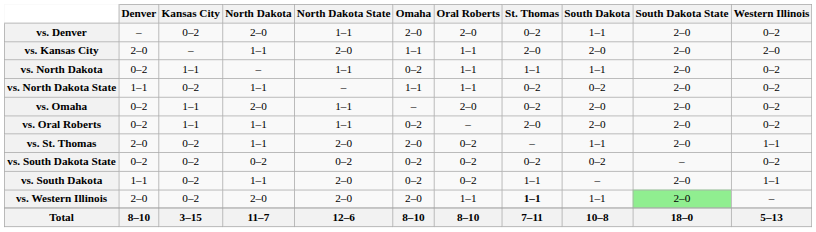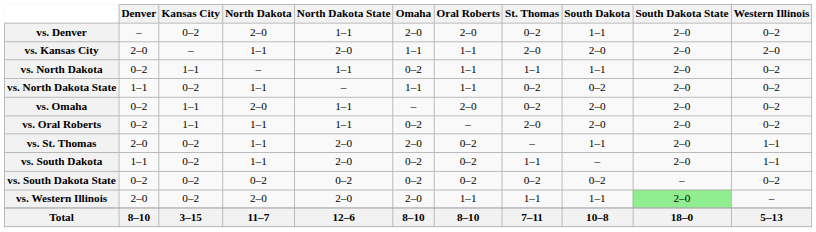rows swapped: (62, 180) <-> (62, 162)
(532, 199) bold -> (532, 199) normal
